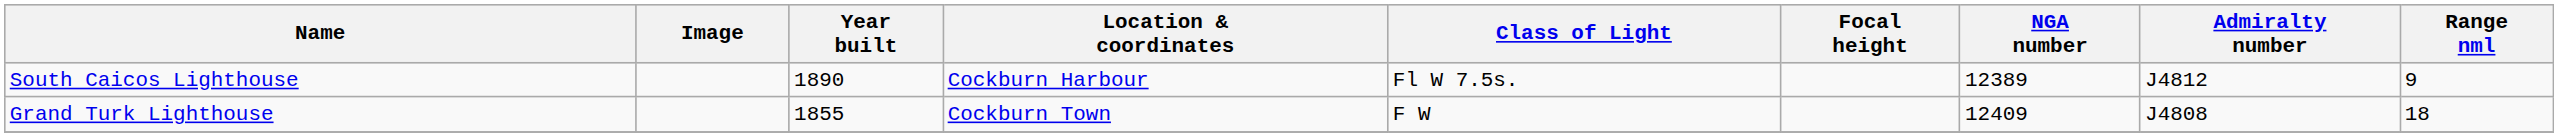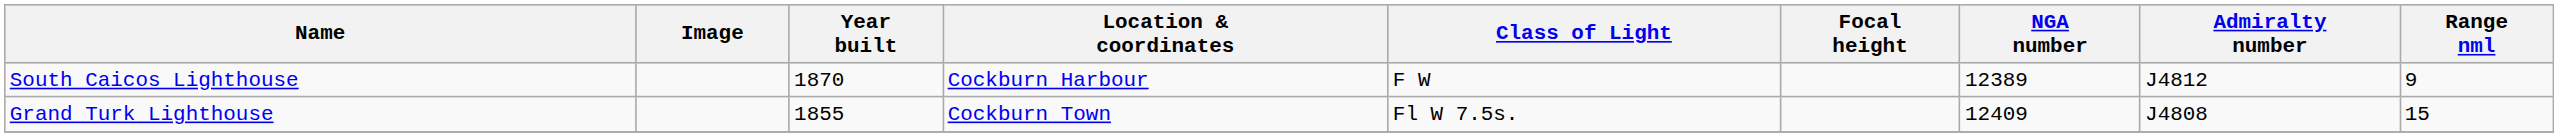(819, 80) 1890 -> (819, 80) 1870
(1456, 80) Fl W 7.5s. -> (1412, 80) F W
(1412, 114) F W -> (1456, 114) Fl W 7.5s.
(2417, 114) 18 -> (2417, 114) 15
